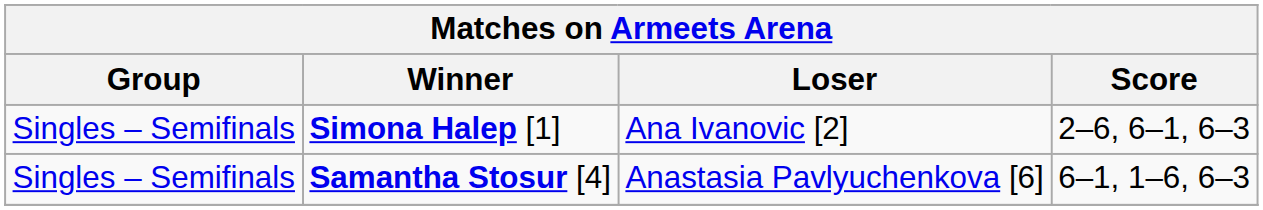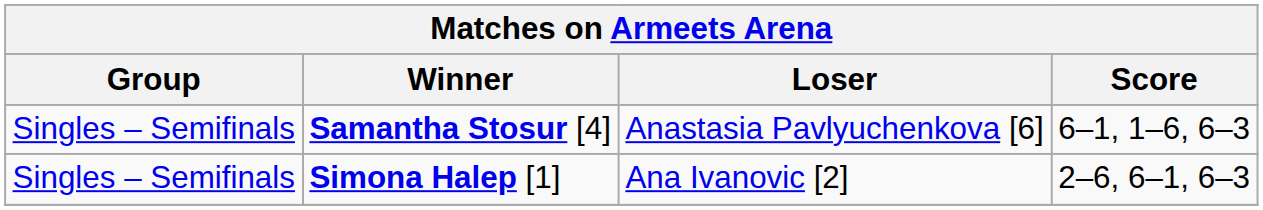rows swapped: (435, 128) <-> (460, 178)
